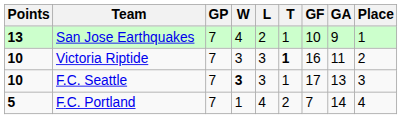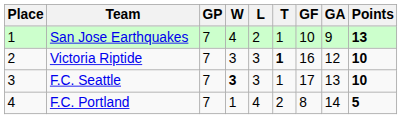columns swapped: (376, 15) <-> (29, 15)
(338, 59) 11 -> (332, 59) 12
(309, 102) 7 -> (303, 102) 8
